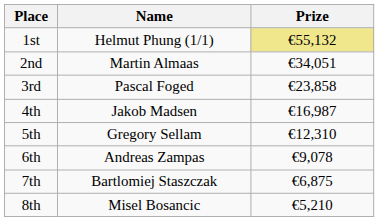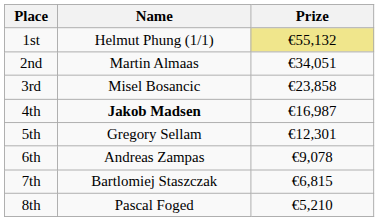(154, 87) Pascal Foged -> (154, 87) Misel Bosancic
(154, 110) normal -> (154, 110) bold
(312, 134) €12,310 -> (312, 134) €12,301
(312, 181) €6,875 -> (312, 181) €6,815
(154, 205) Misel Bosancic -> (154, 205) Pascal Foged
